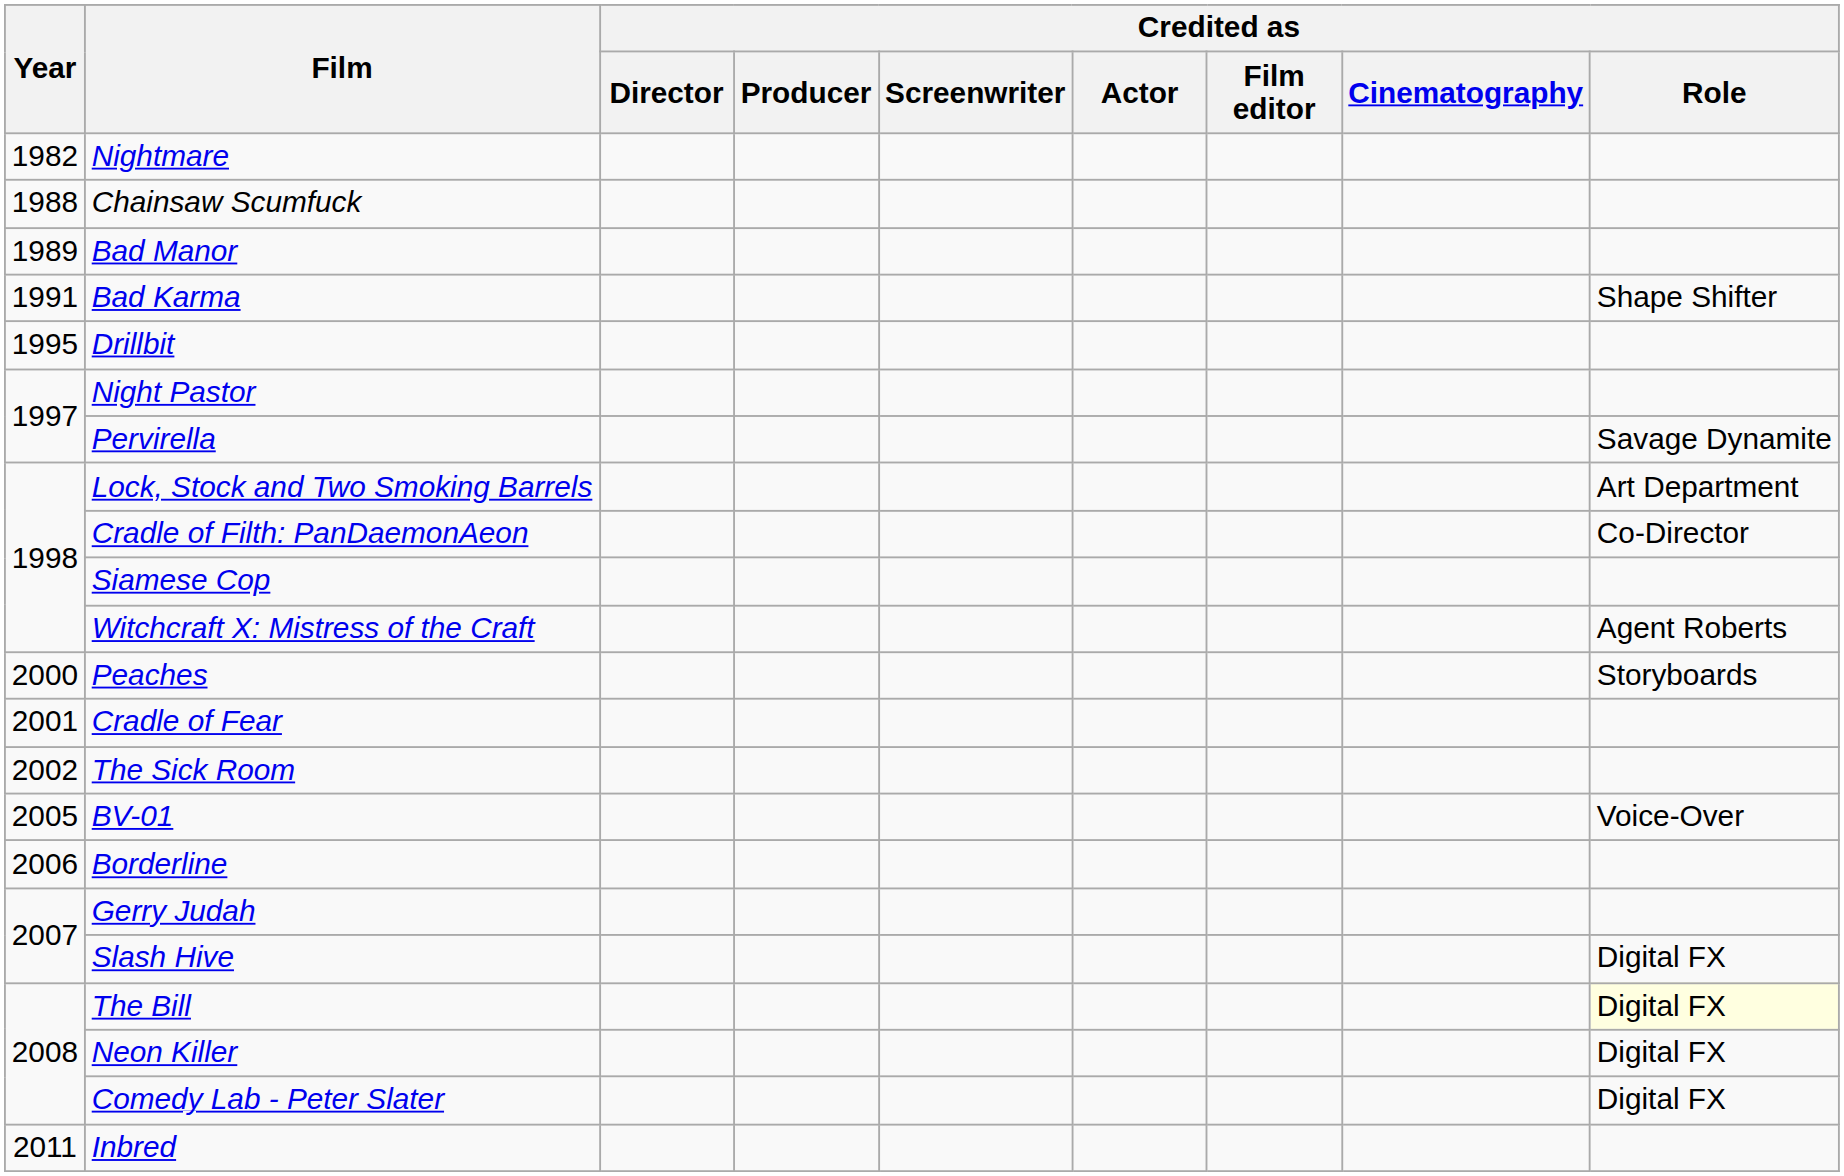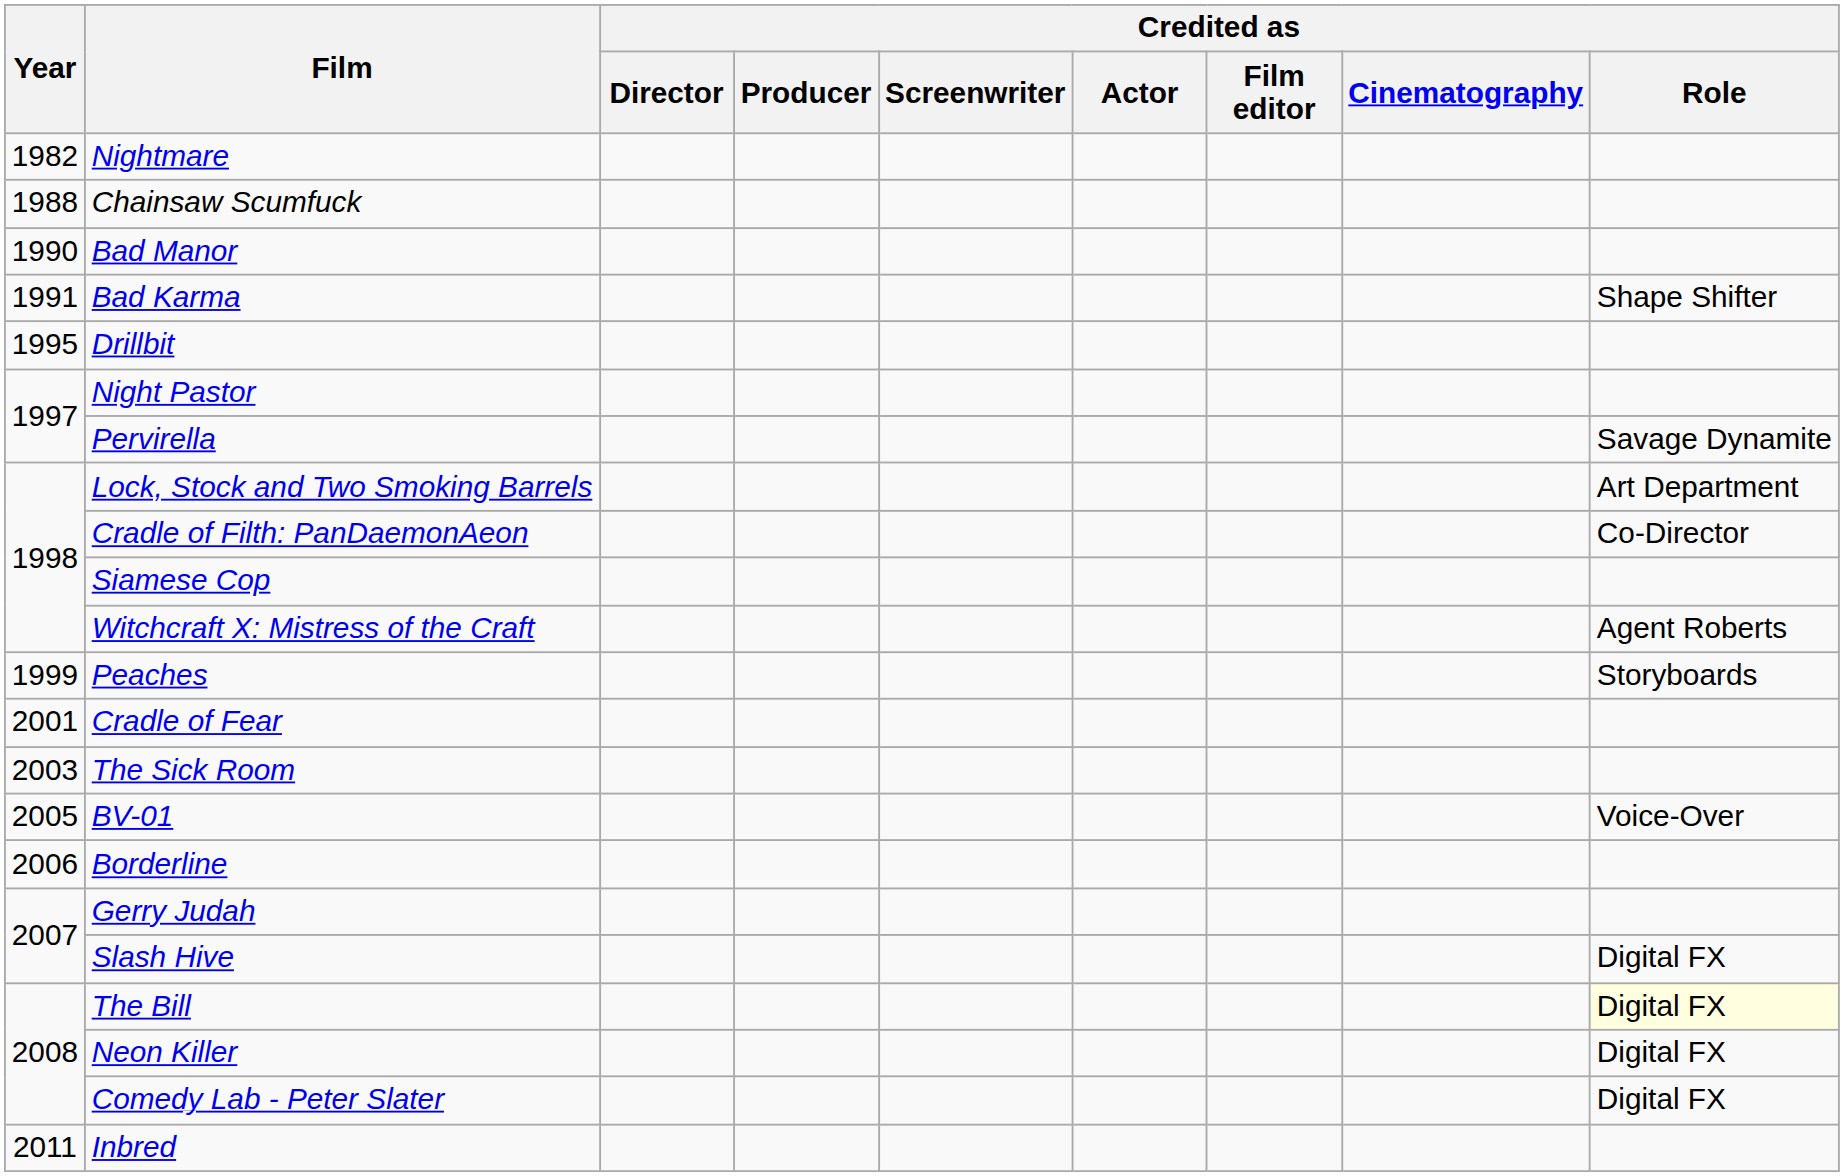(45, 250) 1989 -> (45, 250) 1990
(45, 675) 2000 -> (45, 675) 1999
(45, 769) 2002 -> (45, 769) 2003
